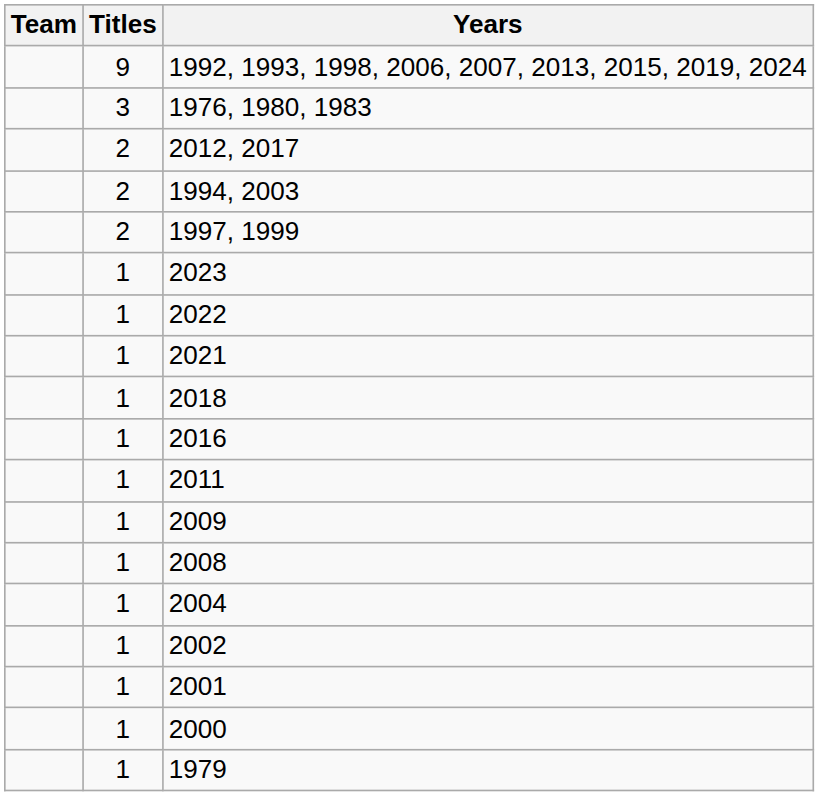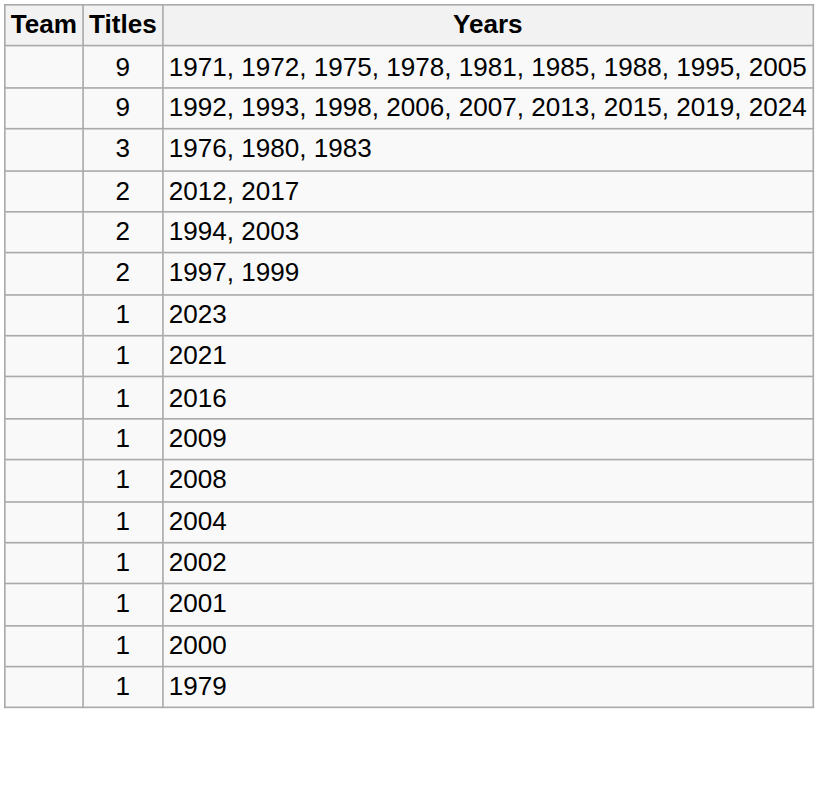+ row: (488, 66)
- row: (198, 314)
- row: (198, 397)
- row: (197, 480)
